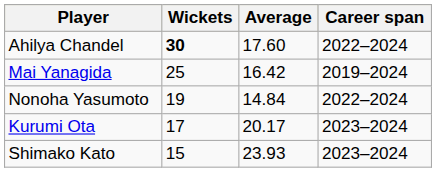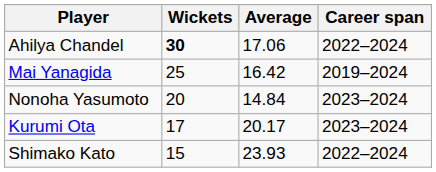(264, 45) 17.60 -> (264, 45) 17.06
(175, 99) 19 -> (175, 99) 20
(365, 99) 2022–2024 -> (365, 99) 2023–2024
(365, 153) 2023–2024 -> (365, 153) 2022–2024
